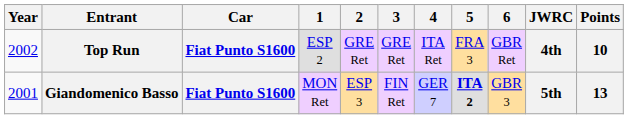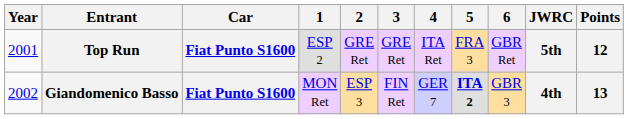(23, 50) 2002 -> (23, 50) 2001
(551, 50) 4th -> (551, 50) 5th
(600, 50) 10 -> (600, 50) 12
(23, 93) 2001 -> (23, 93) 2002
(551, 93) 5th -> (551, 93) 4th
